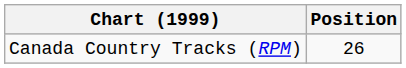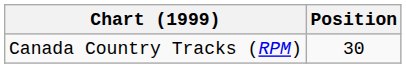(354, 49) 26 -> (354, 49) 30
